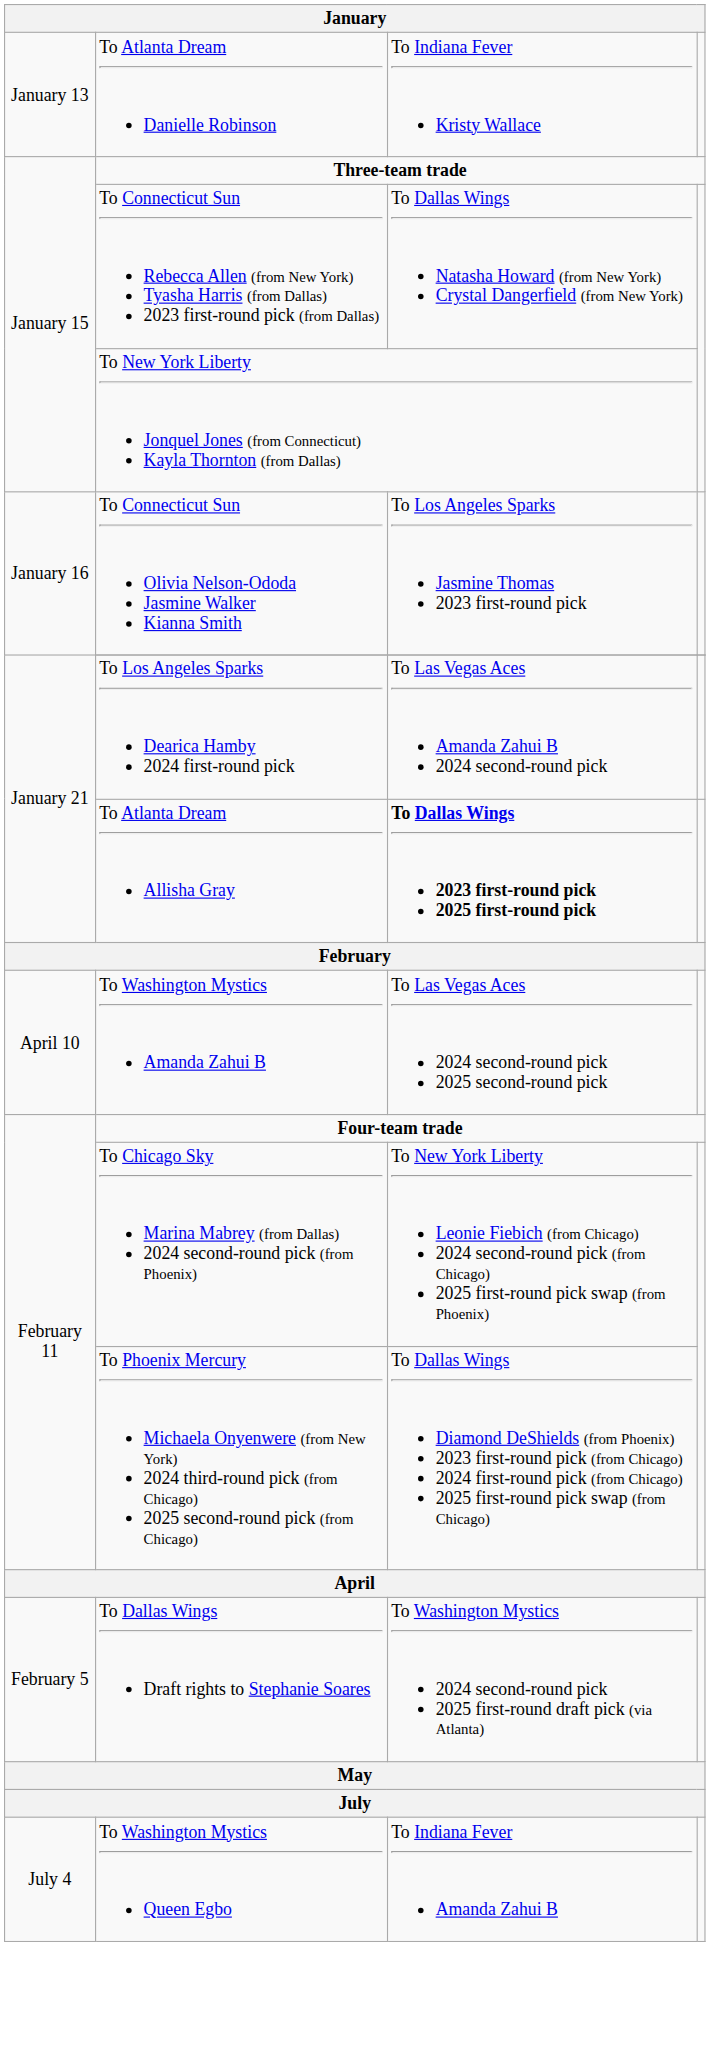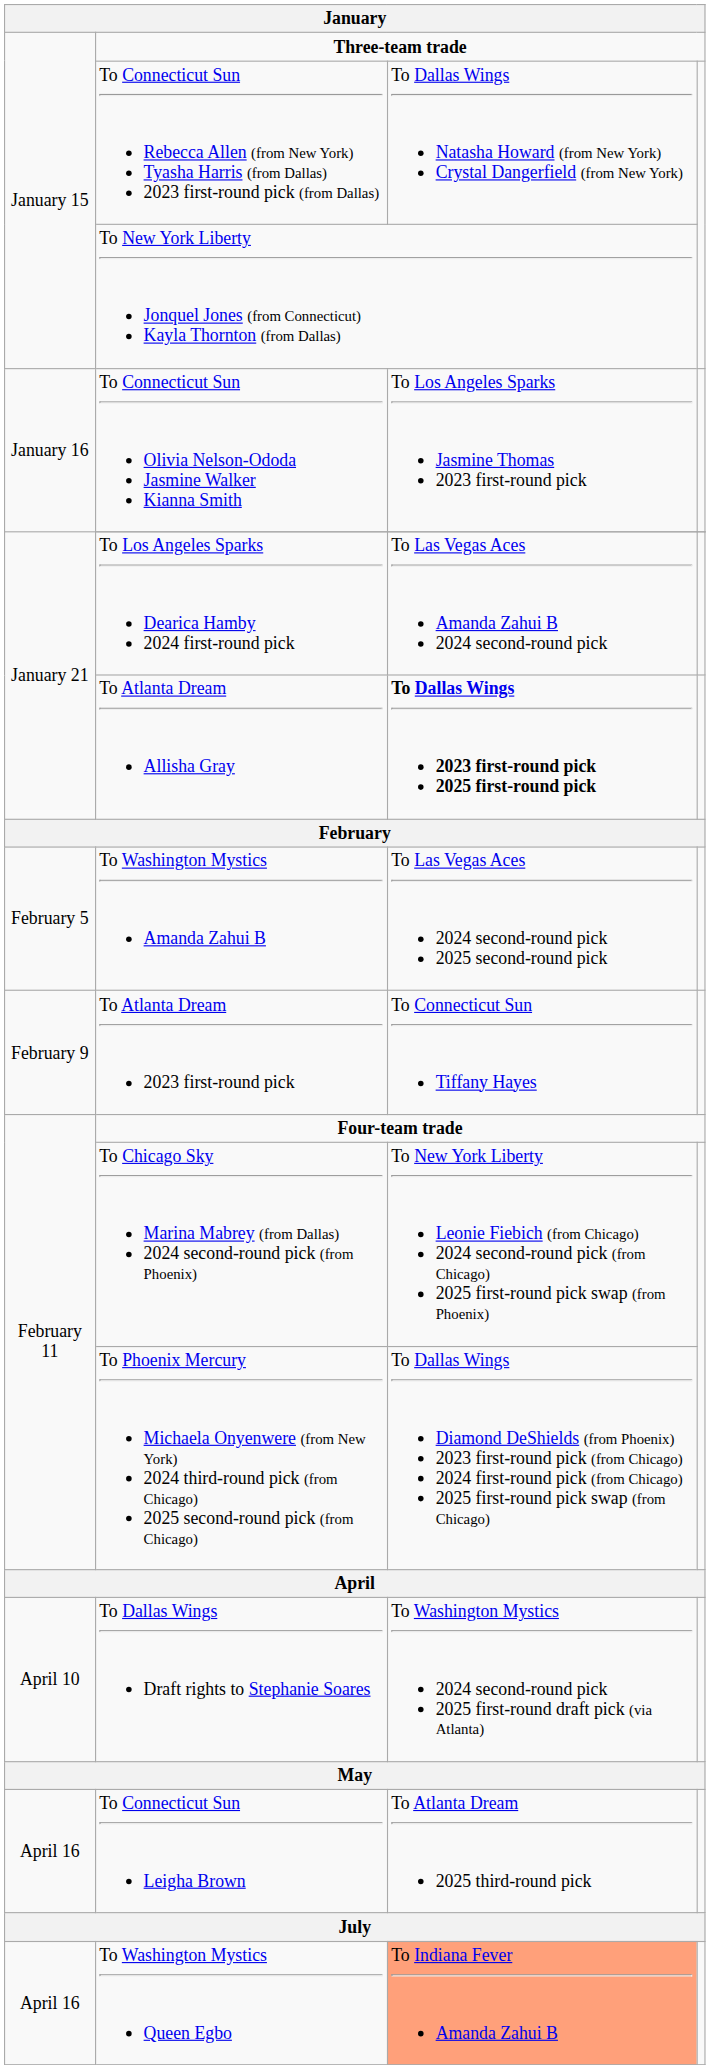- row: (241, 86)
(50, 1042) April 10 -> (50, 918) February 5
+ row: (241, 1044)
(50, 1679) February 5 -> (50, 1679) April 10
+ row: (241, 1842)
(50, 1879) July 4 -> (50, 2002) April 16
(542, 1871) no background -> (542, 1994) lightsalmon background
